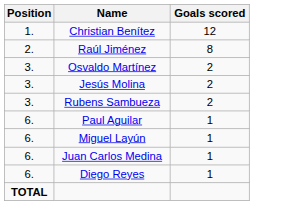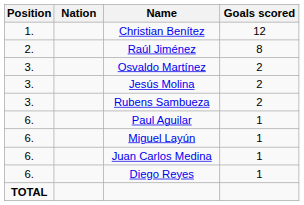+ column: (79, 13)
